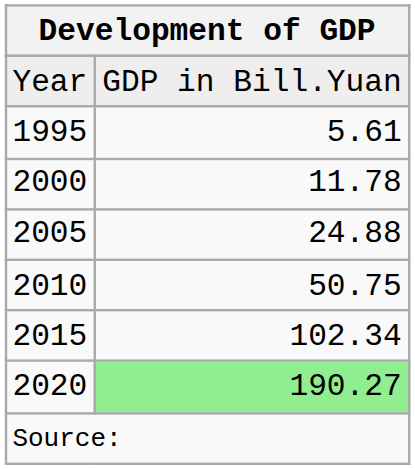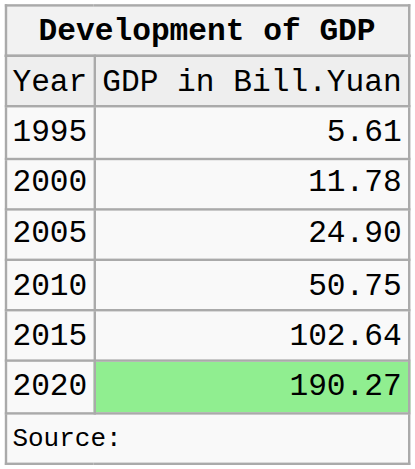(355, 234) 24.88 -> (355, 234) 24.90
(346, 336) 102.34 -> (346, 336) 102.64
